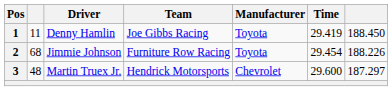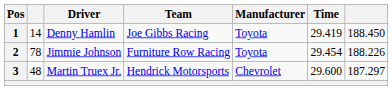(35, 33) 11 -> (36, 33) 14
(36, 52) 68 -> (36, 52) 78
